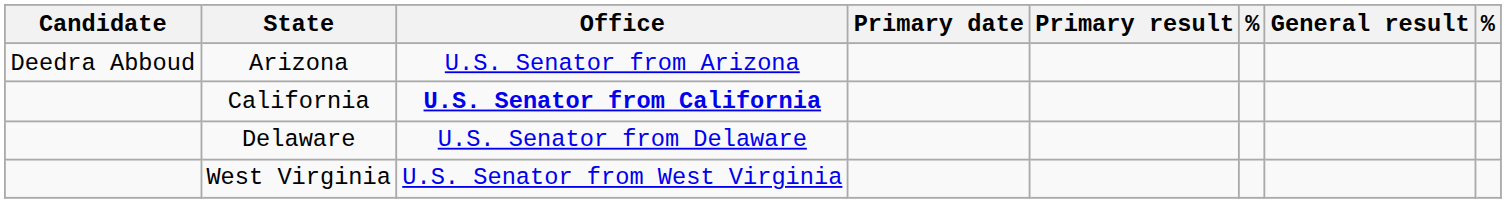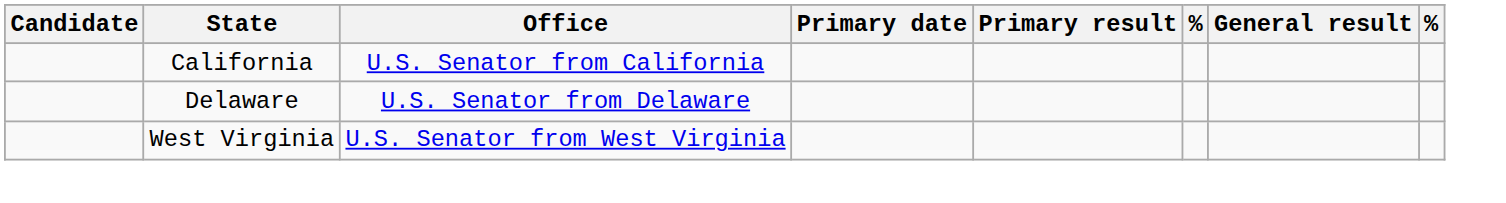- row: (299, 63)
(622, 101) bold -> (566, 63) normal
